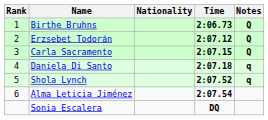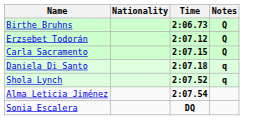- column: (17, 11)
